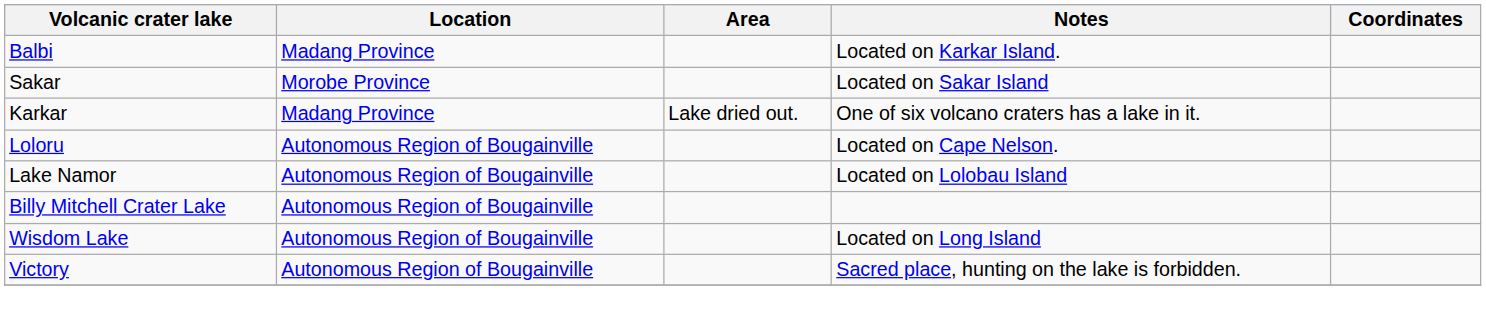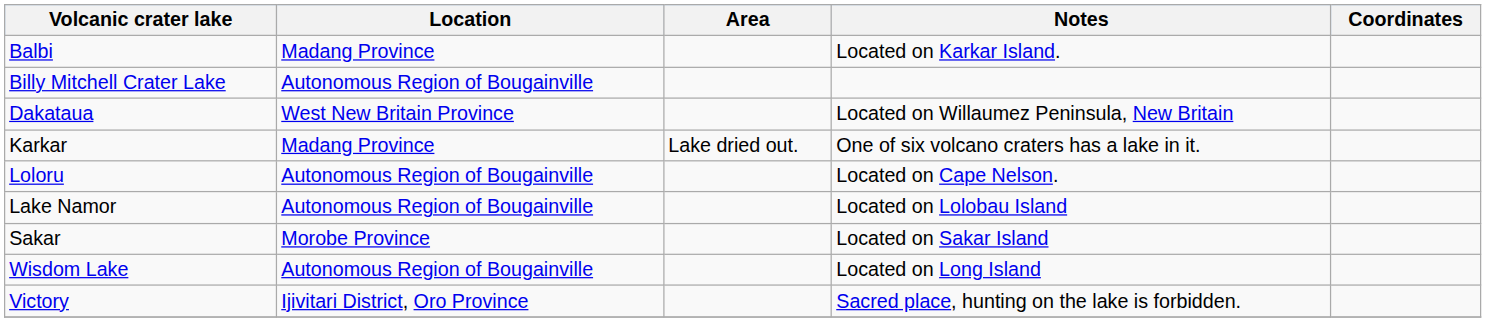rows swapped: (117, 207) <-> (35, 82)
+ row: (51, 113)
(437, 269) Autonomous Region of Bougainville -> (405, 301) Ijivitari District, Oro Province
